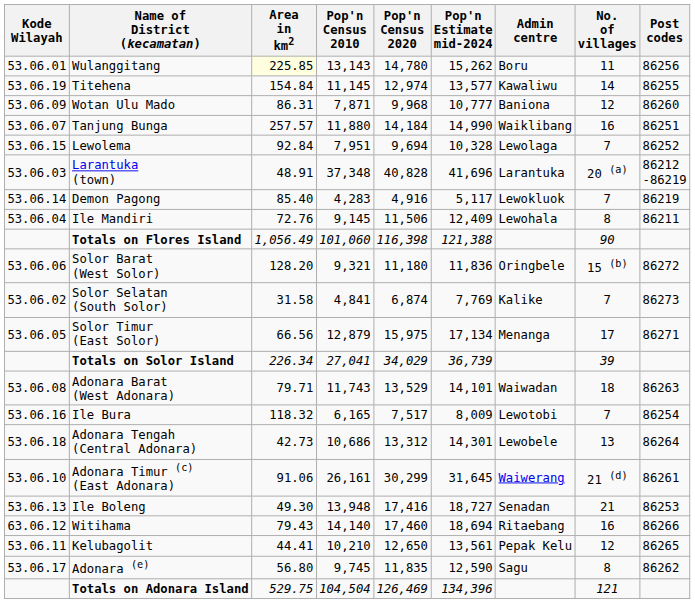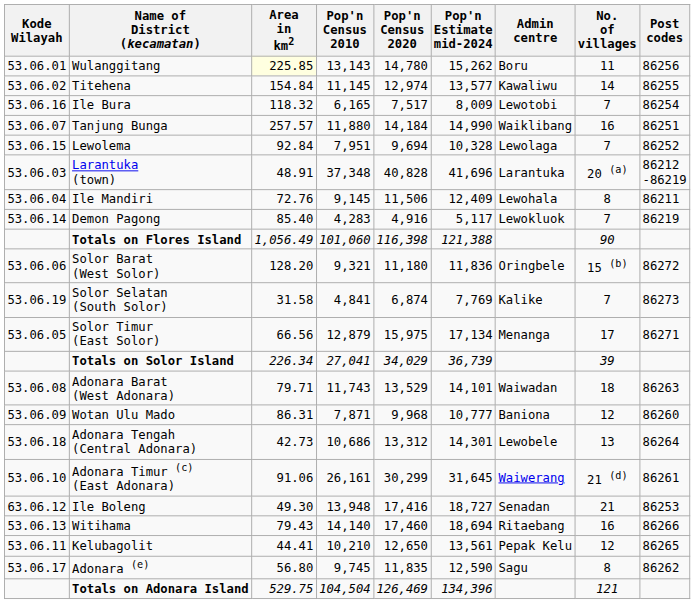(37, 86) 53.06.19 -> (37, 86) 53.06.02
rows swapped: (101, 415) <-> (124, 106)
rows swapped: (113, 219) <-> (116, 199)
(37, 300) 53.06.02 -> (37, 300) 53.06.19
(37, 506) 53.06.13 -> (37, 506) 63.06.12
(37, 526) 63.06.12 -> (37, 526) 53.06.13
